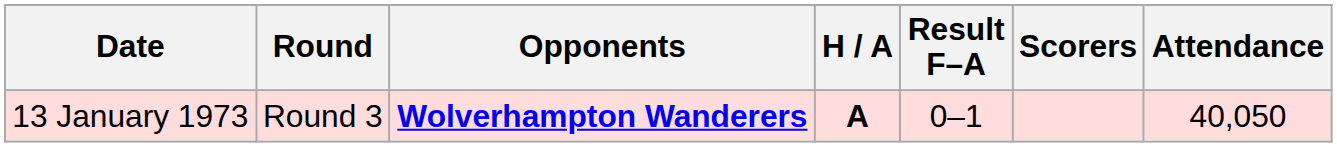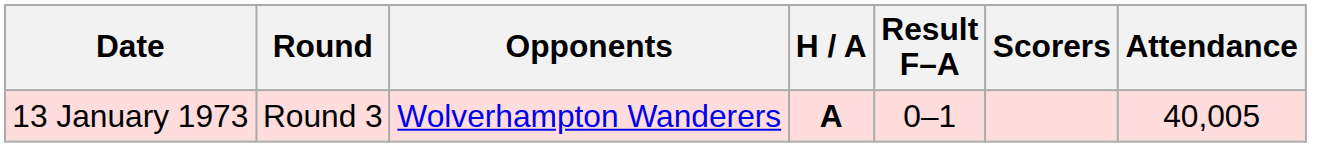(602, 115) bold -> (589, 115) normal
(1238, 115) 40,050 -> (1212, 115) 40,005
